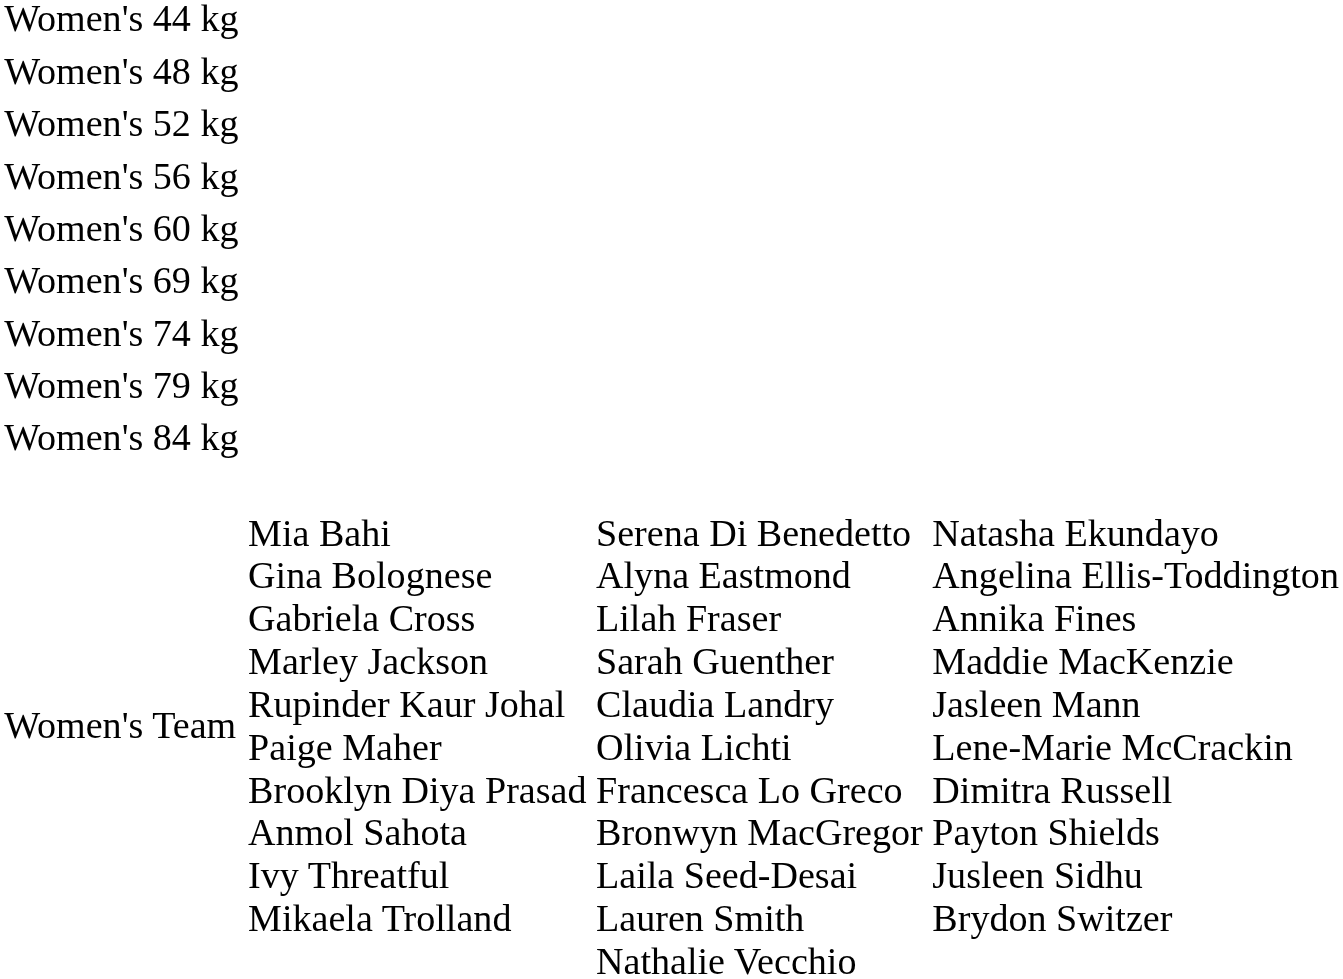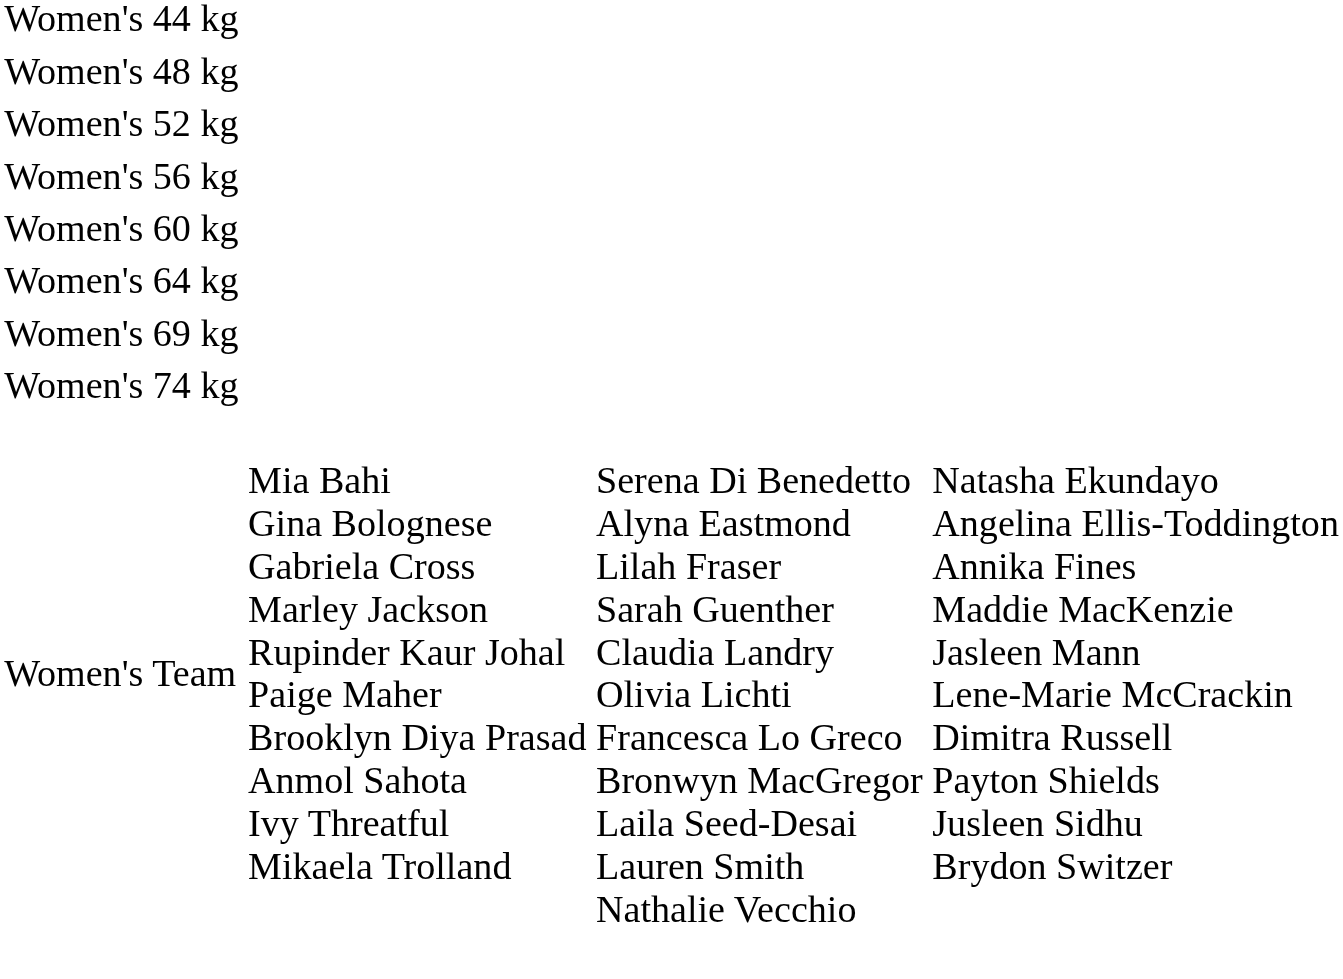+ row: (121, 280)
- row: (121, 385)
- row: (121, 437)
